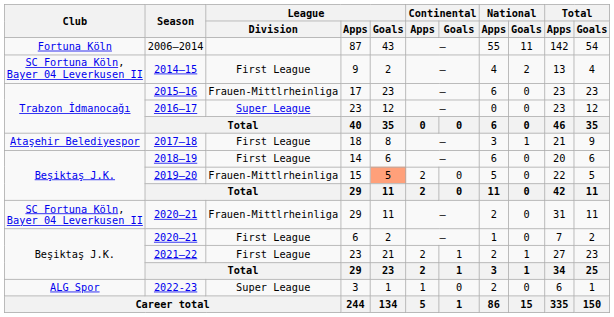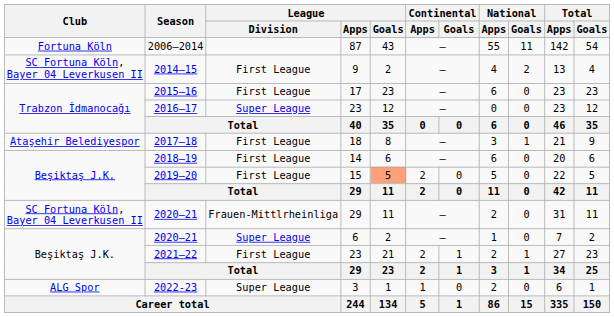(273, 92) Frauen-Mittlrheinliga -> (273, 92) First League
(273, 175) Frauen-Mittlrheinliga -> (273, 175) First League
(273, 237) First League -> (273, 237) Super League
